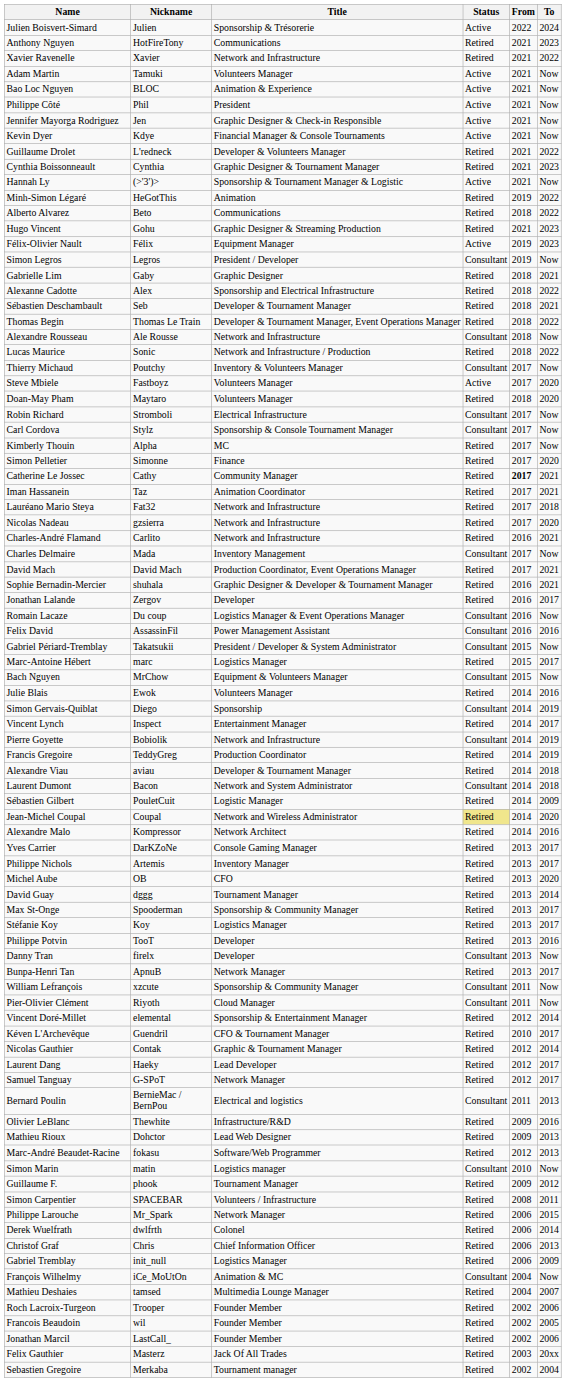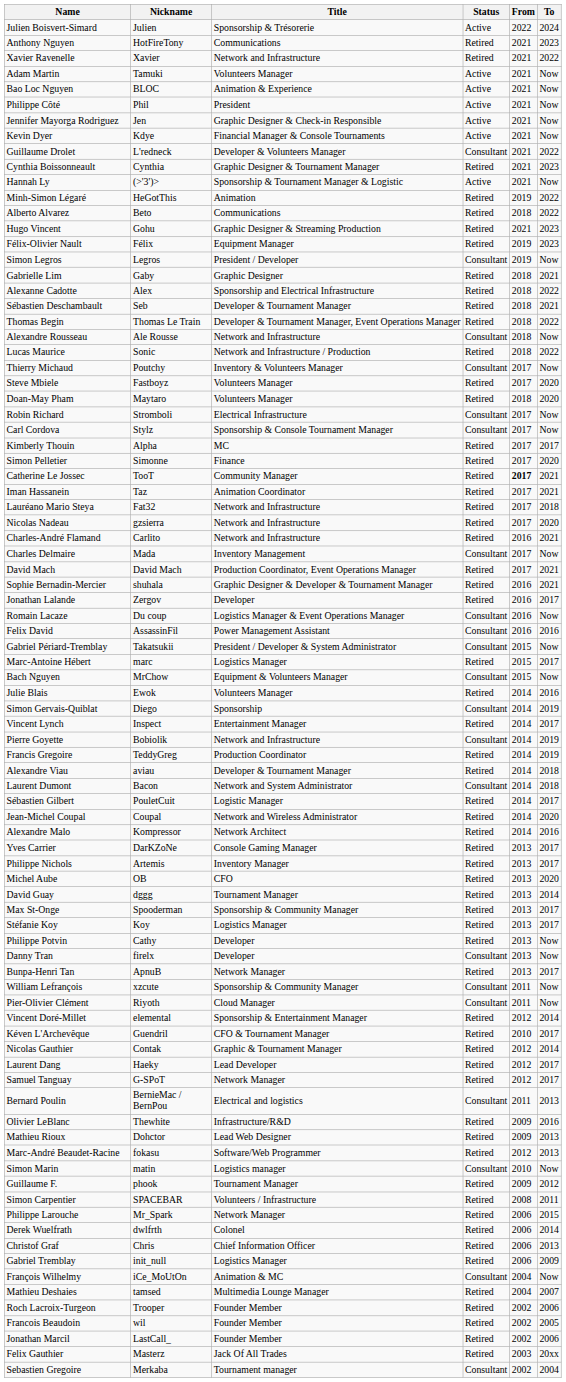(479, 151) Retired -> (486, 151) Consultant
(478, 244) Active -> (479, 244) Retired
(478, 383) Active -> (479, 383) Retired
(549, 445) Now -> (549, 445) 2017
(145, 476) Cathy -> (144, 476) TooT
(549, 801) 2009 -> (549, 801) 2017
(479, 817) khaki background -> (479, 817) no background
(144, 940) TooT -> (145, 940) Cathy
(549, 940) 2016 -> (549, 940) Now
(479, 1369) Retired -> (486, 1369) Consultant
